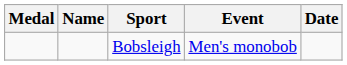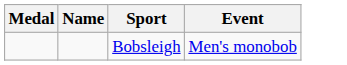- column: (322, 18)
